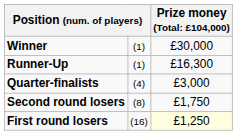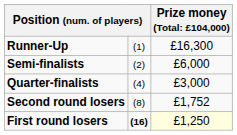- row: (27, 45)
+ row: (46, 64)
(192, 102) £1,750 -> (192, 102) £1,752
(139, 121) normal -> (139, 121) bold
